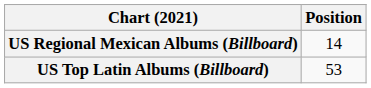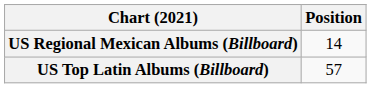(334, 69) 53 -> (334, 69) 57
